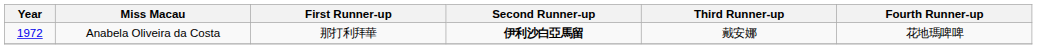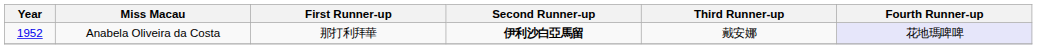(30, 34) 1972 -> (30, 34) 1952
(935, 33) no background -> (935, 33) lavender background
